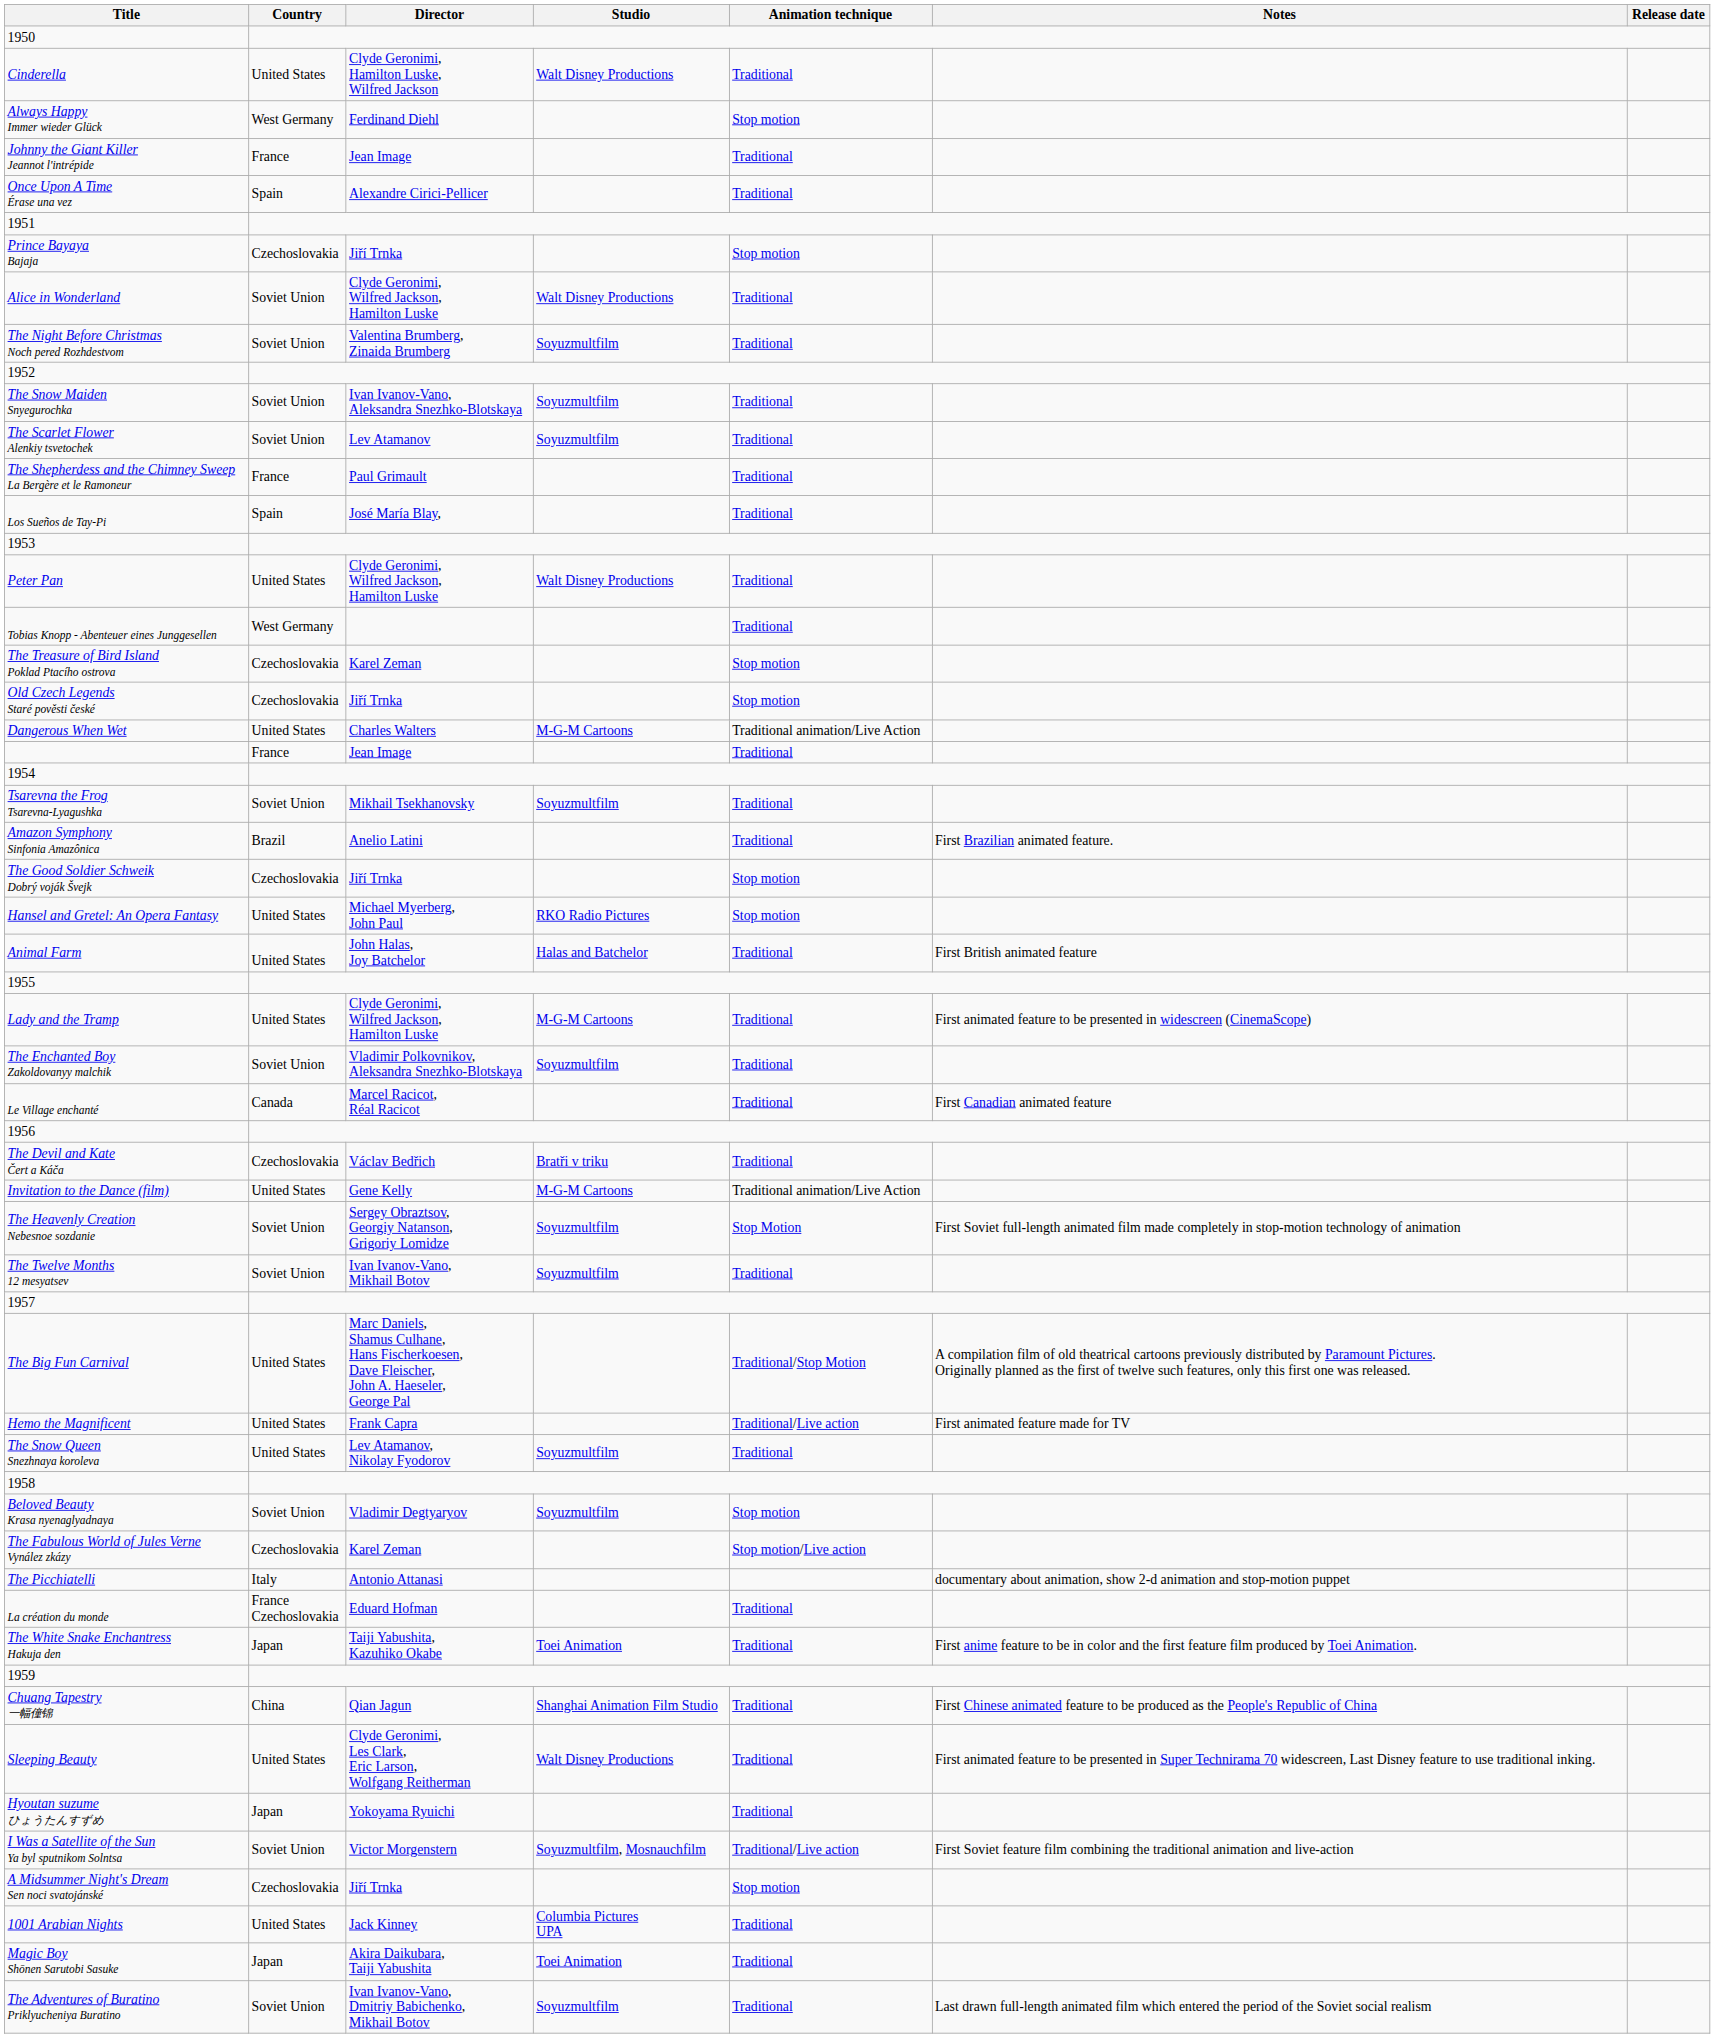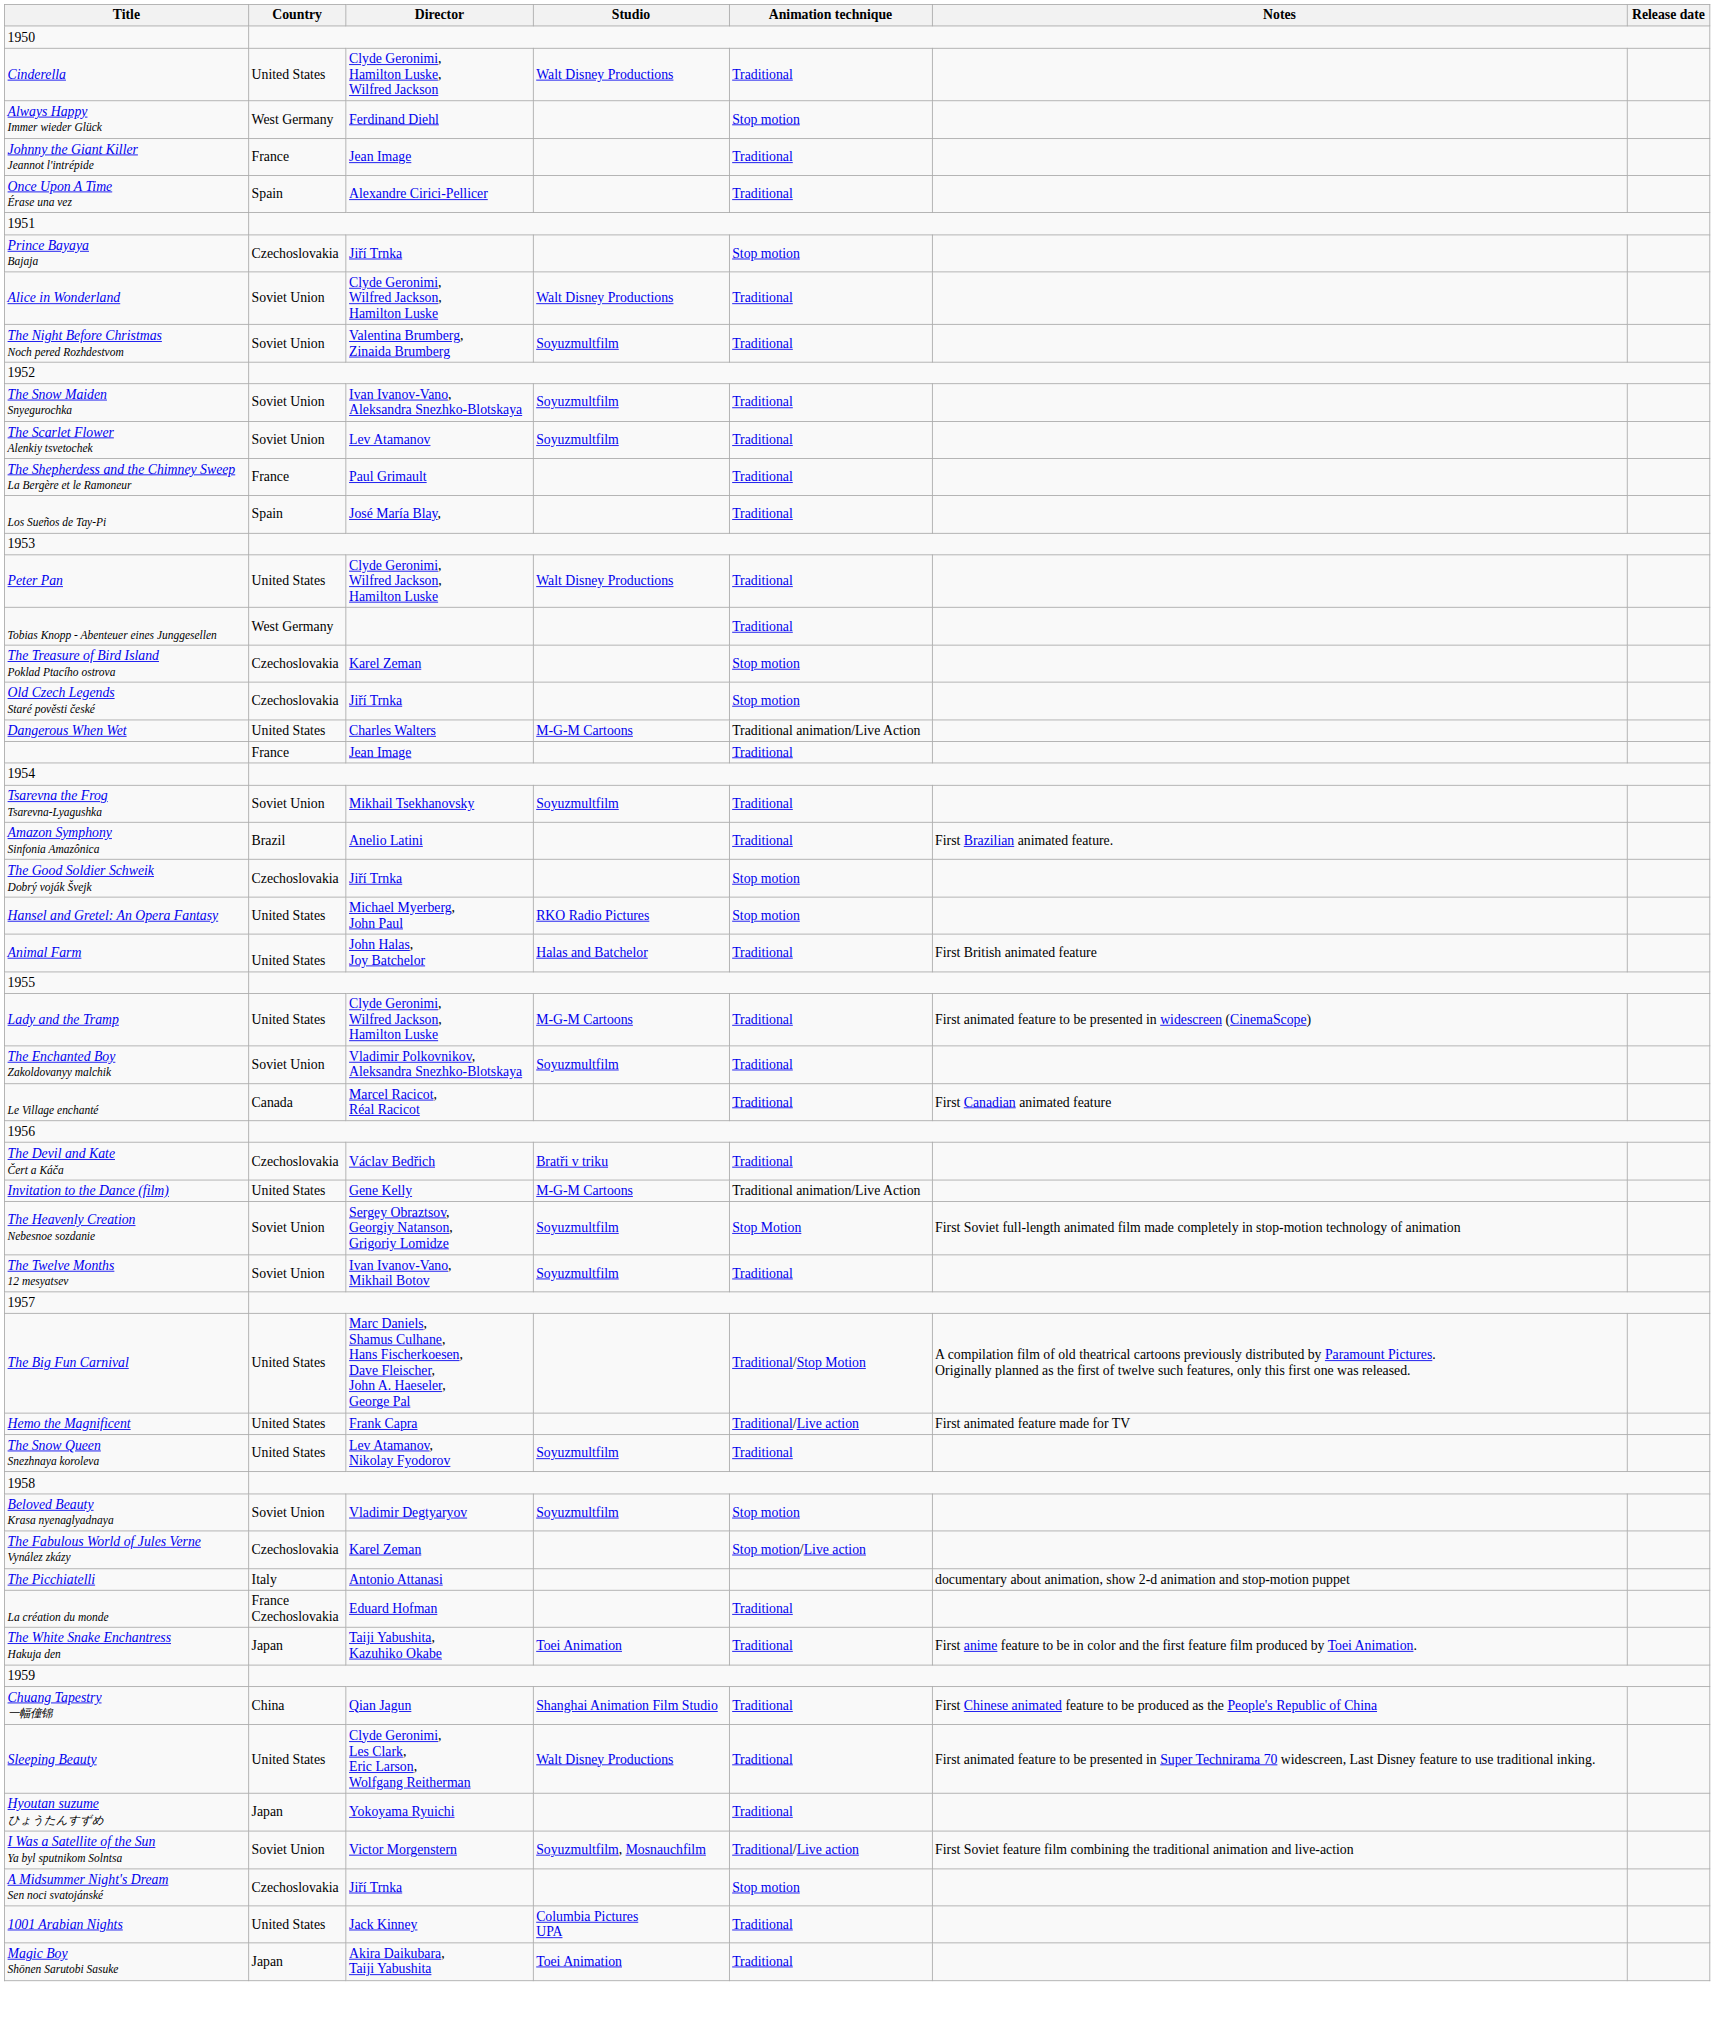- row: (83, 2006)
